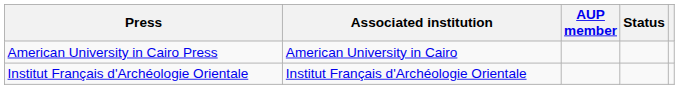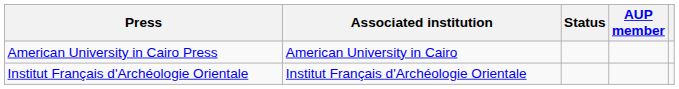columns swapped: (644, 22) <-> (591, 22)
